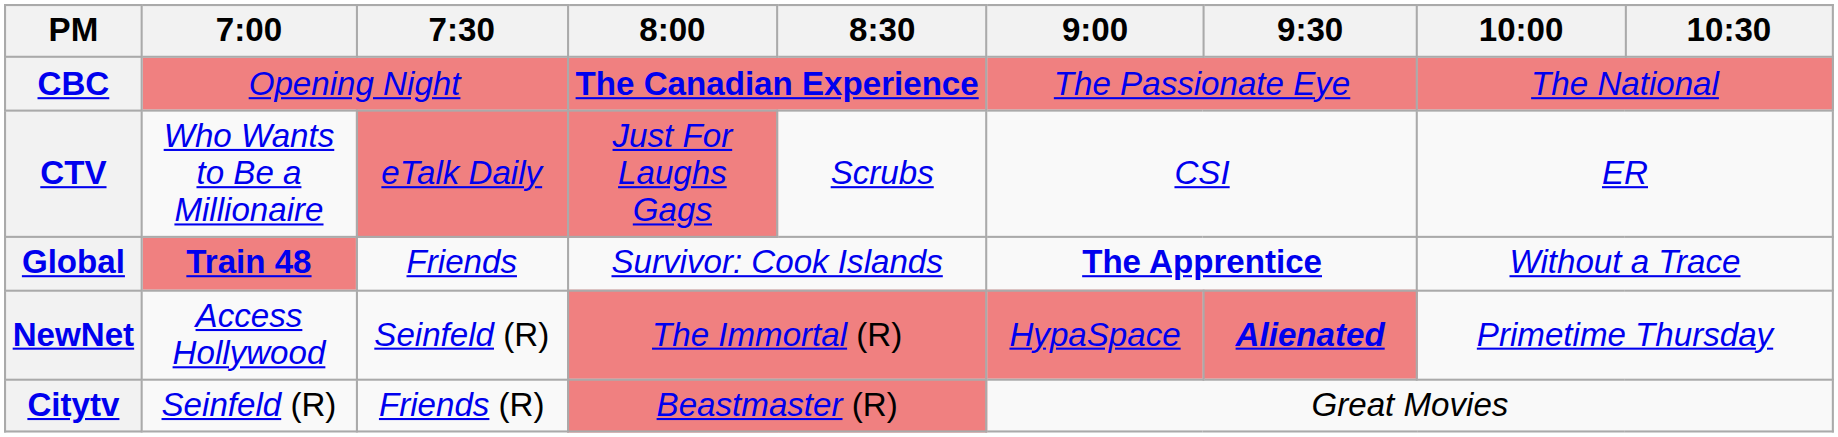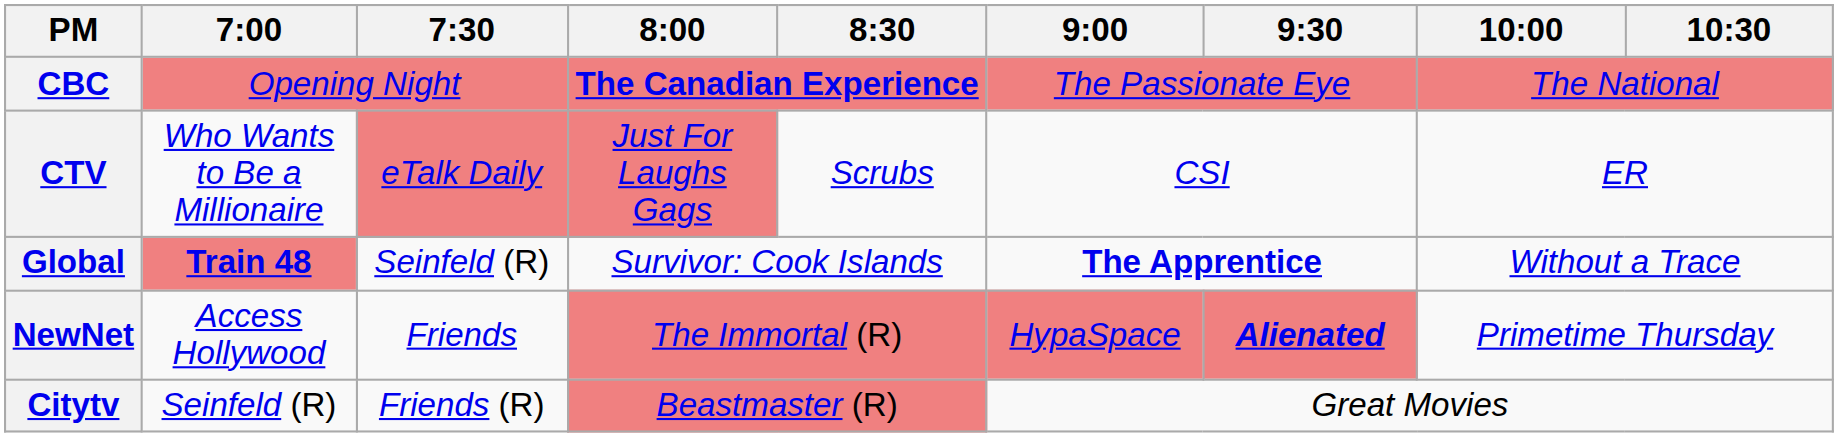(462, 262) Friends -> (462, 262) Seinfeld (R)
(462, 334) Seinfeld (R) -> (462, 334) Friends
